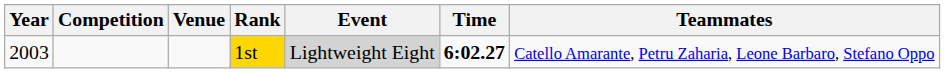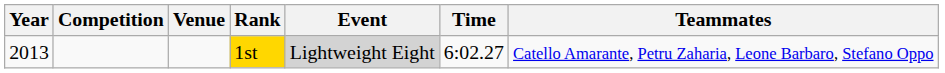(29, 51) 2003 -> (29, 51) 2013
(474, 51) bold -> (474, 51) normal
